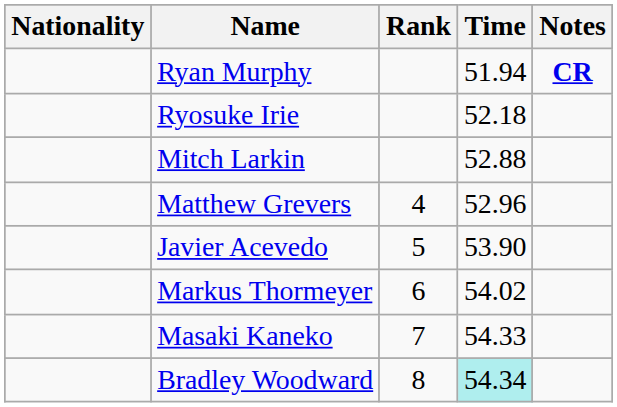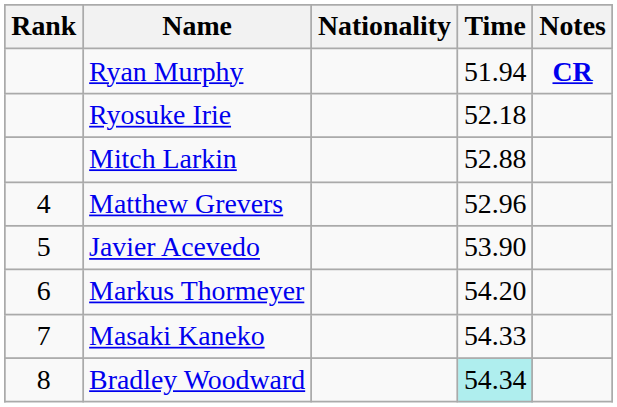columns swapped: (419, 26) <-> (78, 26)
(495, 291) 54.02 -> (495, 291) 54.20
